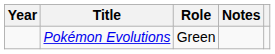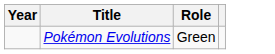- column: (241, 15)
